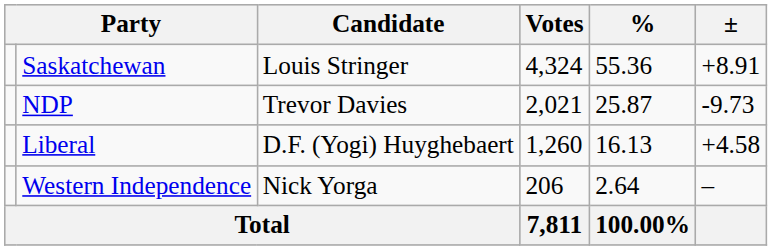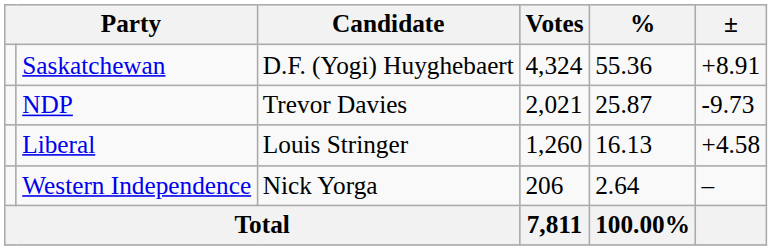(335, 64) Louis Stringer -> (388, 64) D.F. (Yogi) Huyghebaert
(388, 144) D.F. (Yogi) Huyghebaert -> (335, 144) Louis Stringer
